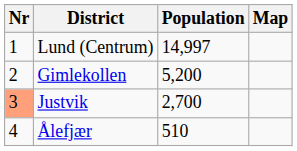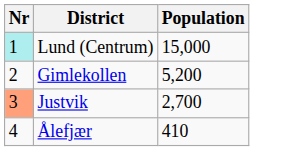- column: (270, 18)
(13, 46) no background -> (13, 46) paleturquoise background
(186, 46) 14,997 -> (186, 46) 15,000
(175, 131) 510 -> (175, 131) 410
